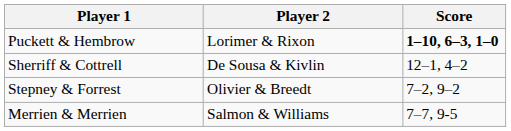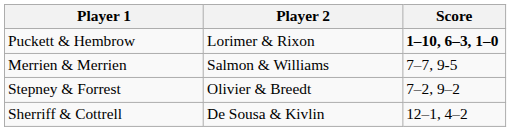rows swapped: (65, 65) <-> (67, 114)
